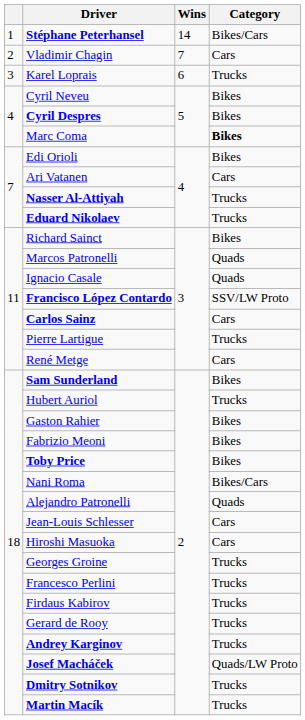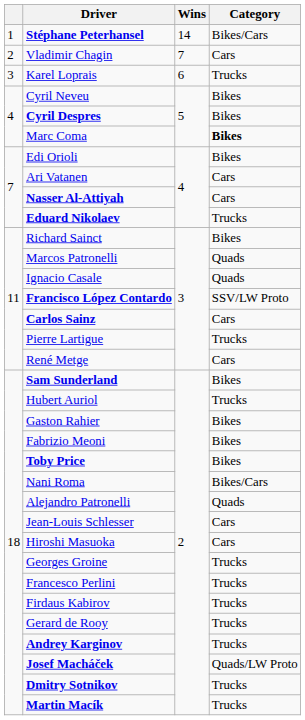(229, 197) Trucks -> (224, 197) Cars
